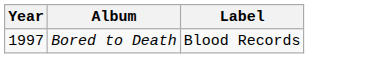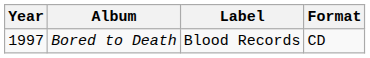+ column: (335, 17)
